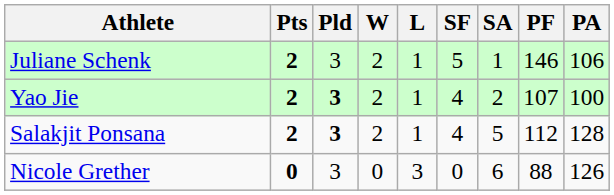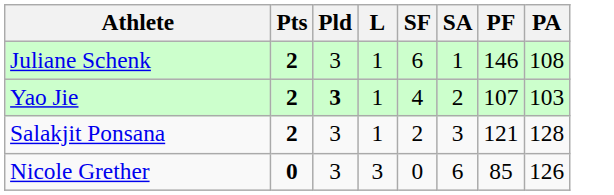- column: (377, 23)
(457, 60) 5 -> (417, 60) 6
(587, 60) 106 -> (547, 60) 108
(587, 97) 100 -> (547, 97) 103
(335, 134) bold -> (335, 134) normal
(457, 134) 4 -> (417, 134) 2
(498, 134) 5 -> (458, 134) 3
(541, 134) 112 -> (501, 134) 121
(541, 171) 88 -> (501, 171) 85
